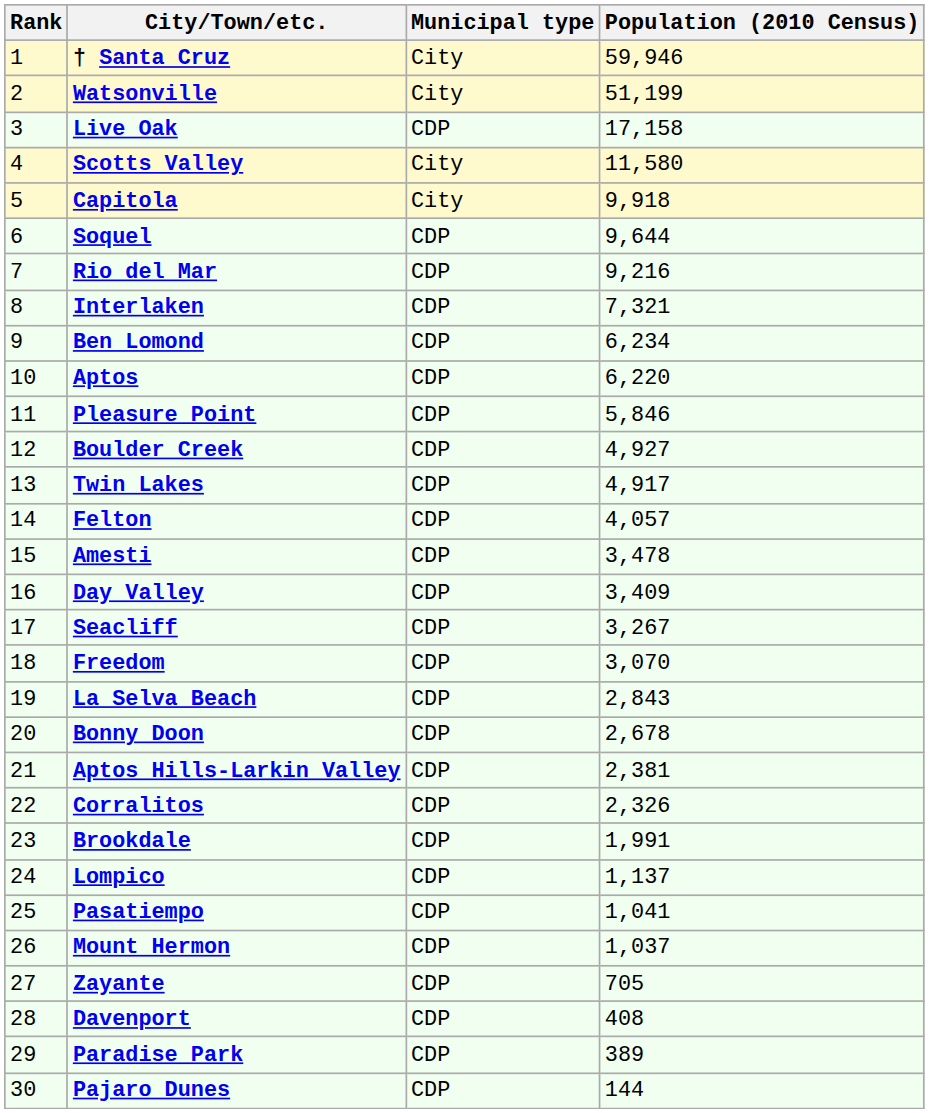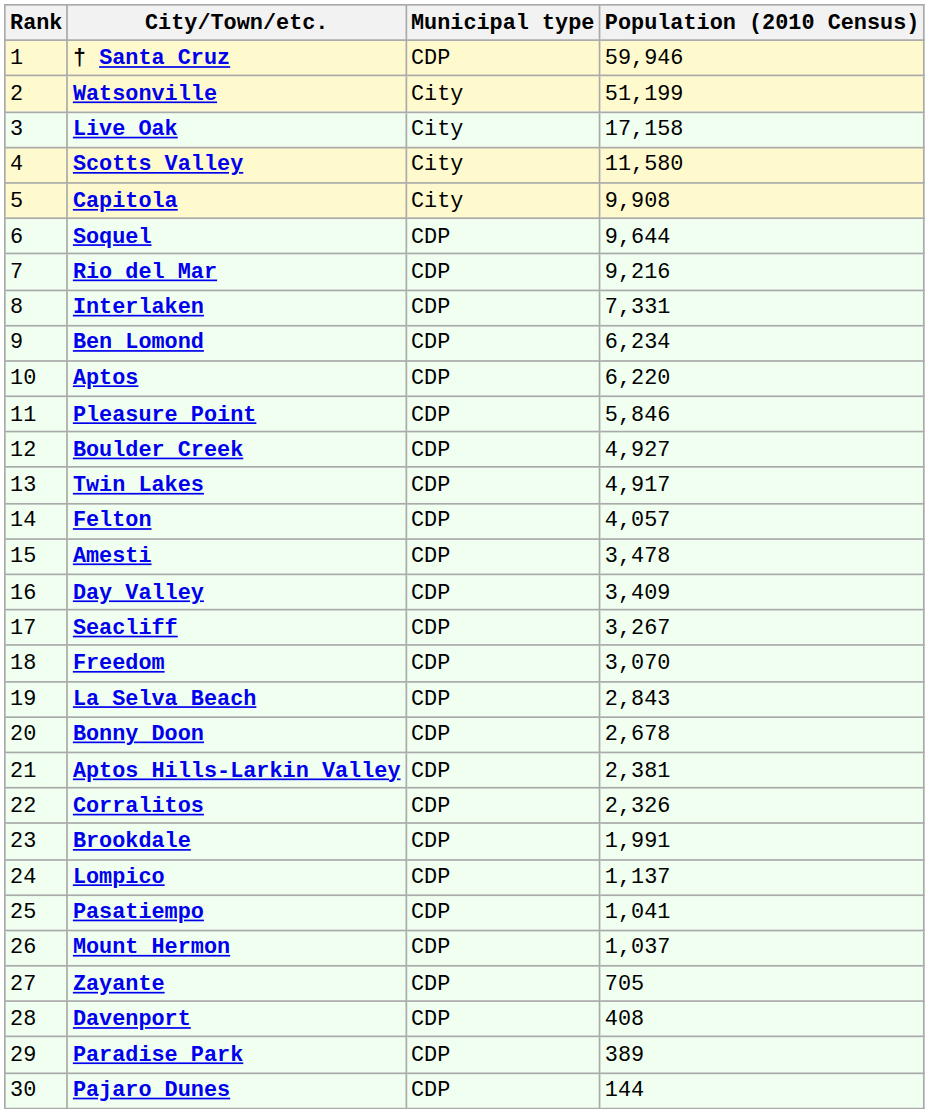(437, 58) City -> (431, 58) CDP
(431, 129) CDP -> (437, 129) City
(638, 201) 9,918 -> (638, 201) 9,908
(638, 307) 7,321 -> (638, 307) 7,331
